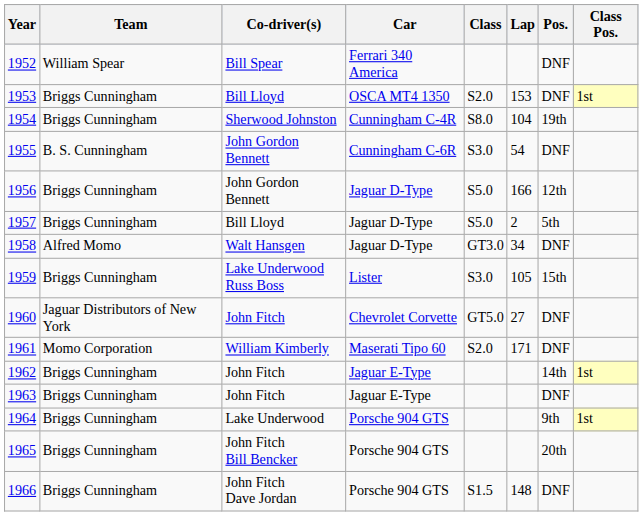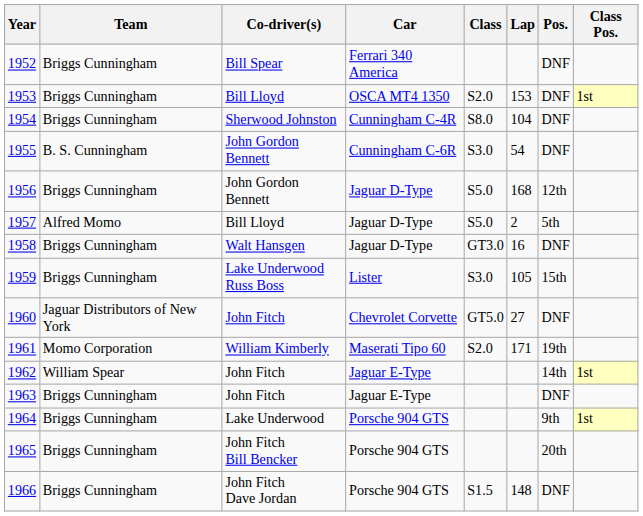(84, 64) William Spear -> (100, 64) Briggs Cunningham
(554, 119) 19th -> (556, 119) DNF
(521, 190) 166 -> (521, 190) 168
(100, 222) Briggs Cunningham -> (82, 222) Alfred Momo
(82, 245) Alfred Momo -> (100, 245) Briggs Cunningham
(518, 245) 34 -> (518, 245) 16
(556, 348) DNF -> (554, 348) 19th
(100, 372) Briggs Cunningham -> (84, 372) William Spear
